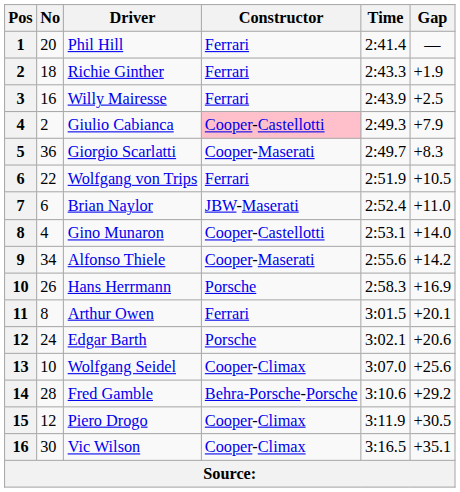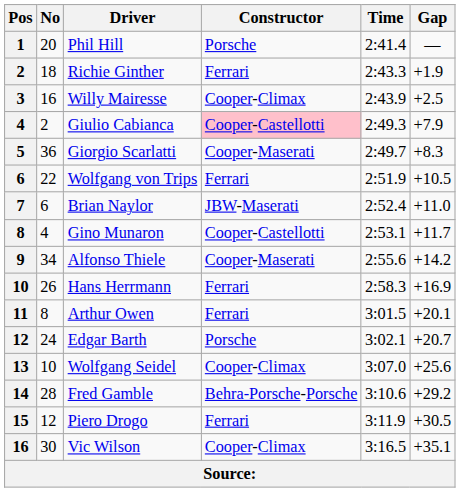(227, 44) Ferrari -> (231, 44) Porsche
(227, 98) Ferrari -> (255, 98) Cooper-Climax
(432, 232) +14.0 -> (432, 232) +11.7
(231, 286) Porsche -> (227, 286) Ferrari
(432, 339) +20.6 -> (432, 339) +20.7
(255, 420) Cooper-Climax -> (227, 420) Ferrari
